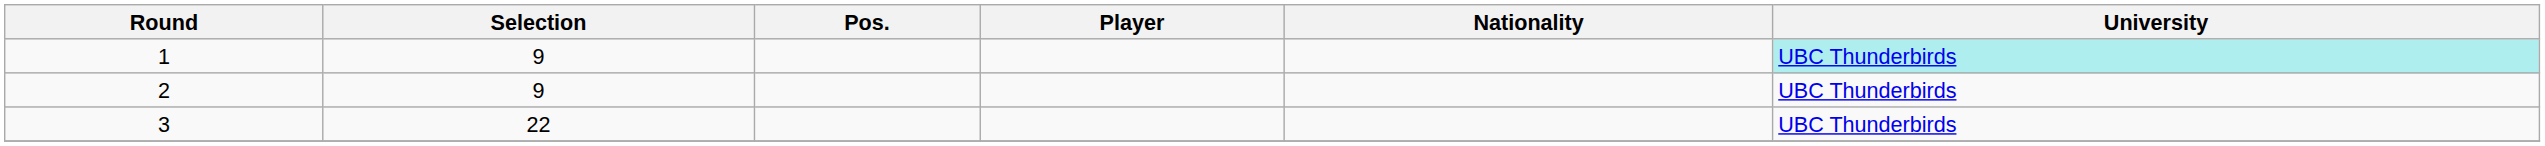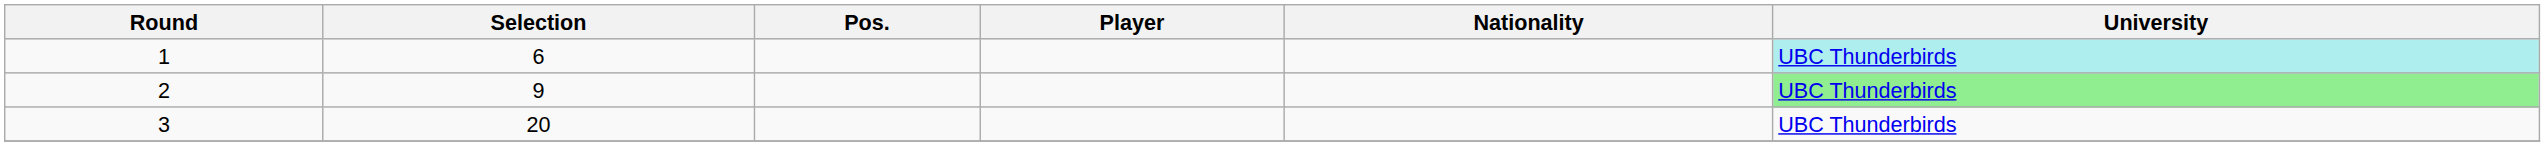(539, 56) 9 -> (539, 56) 6
(1867, 90) no background -> (1867, 90) lightgreen background
(538, 124) 22 -> (538, 124) 20
